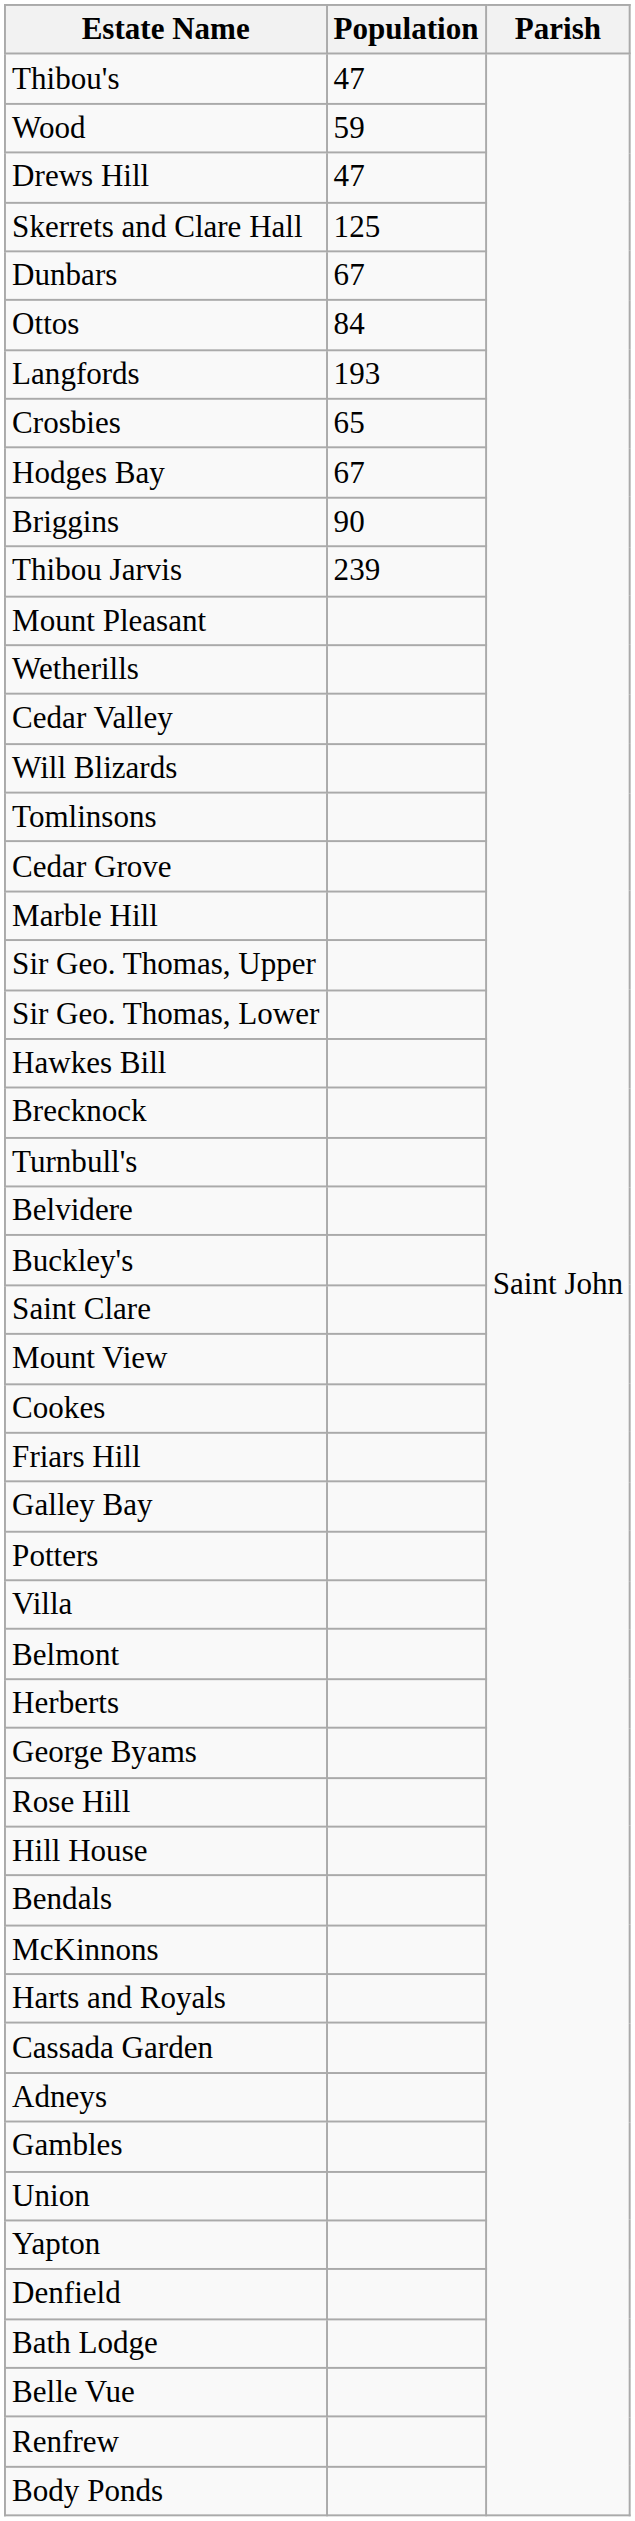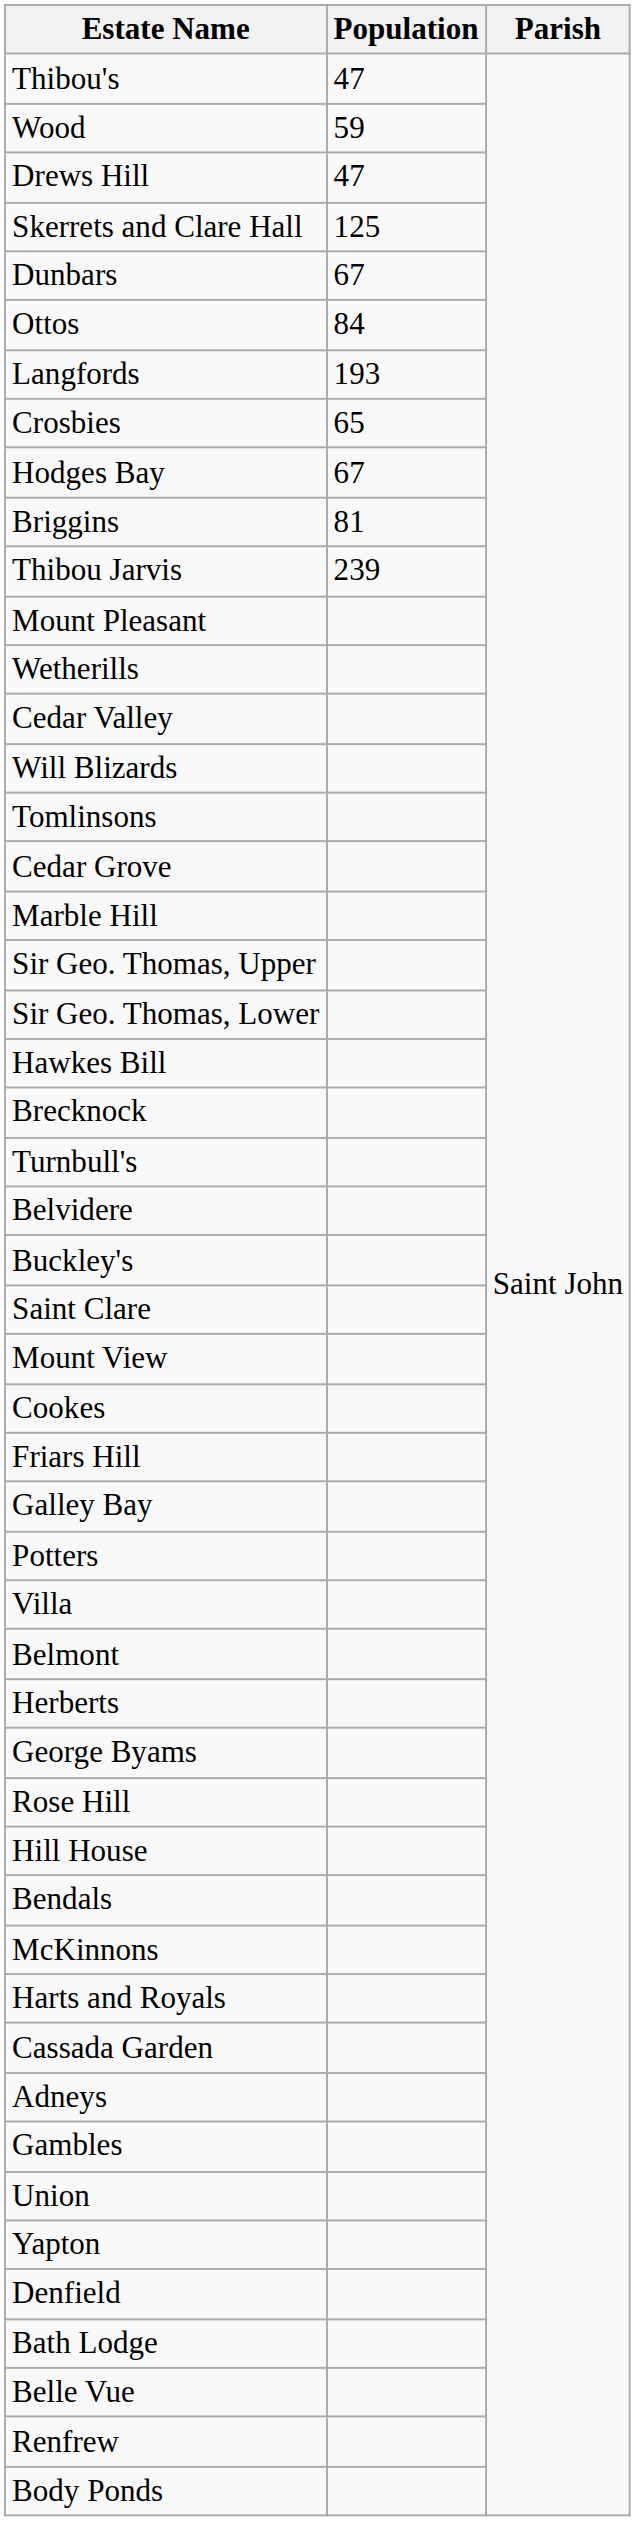(349, 521) 90 -> (349, 521) 81
